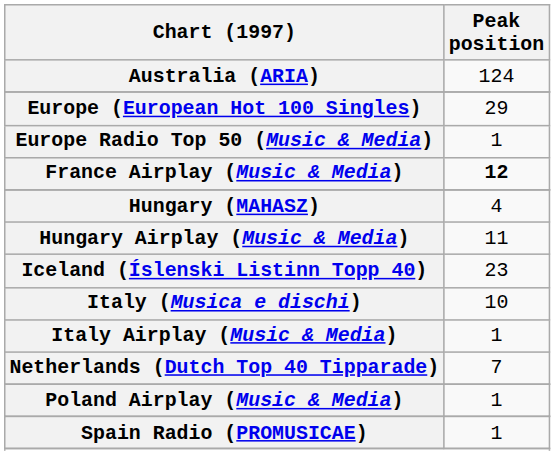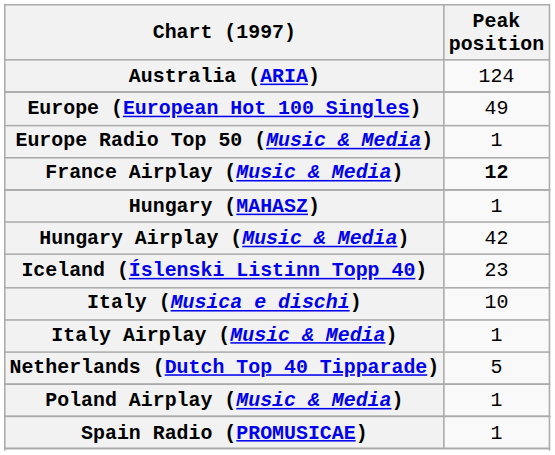(496, 109) 29 -> (496, 109) 49
(496, 206) 4 -> (496, 206) 1
(496, 238) 11 -> (496, 238) 42
(496, 368) 7 -> (496, 368) 5
